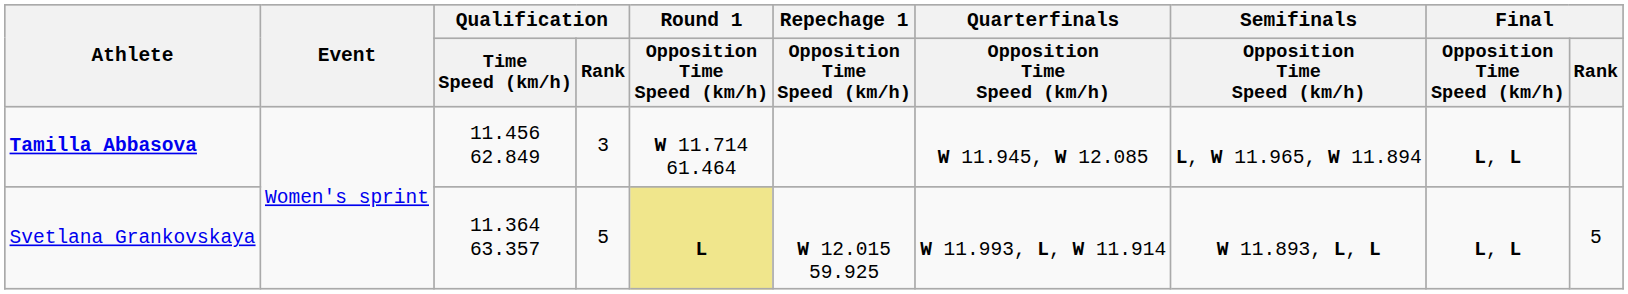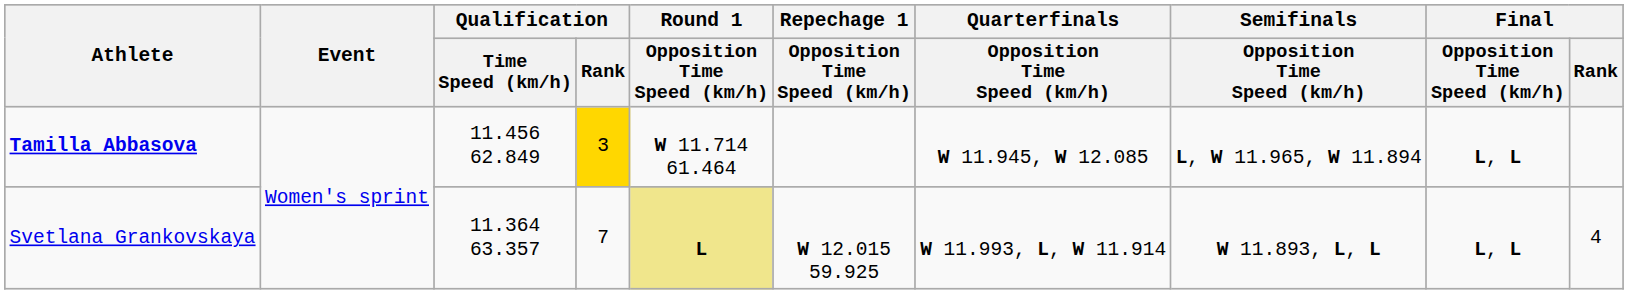(603, 146) no background -> (603, 146) gold background
(603, 238) 5 -> (603, 238) 7
(1596, 238) 5 -> (1596, 238) 4
